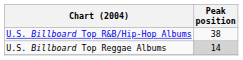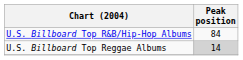(216, 34) 38 -> (216, 34) 84
